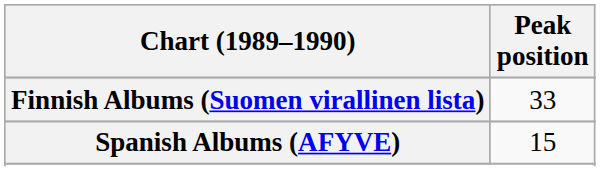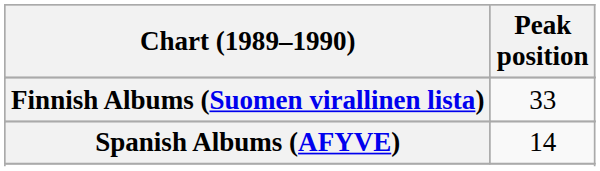(543, 142) 15 -> (543, 142) 14
